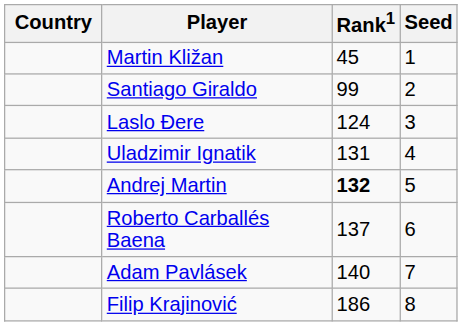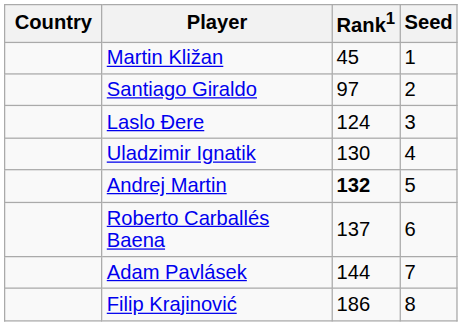(348, 89) 99 -> (348, 89) 97
(353, 153) 131 -> (353, 153) 130
(353, 272) 140 -> (353, 272) 144
